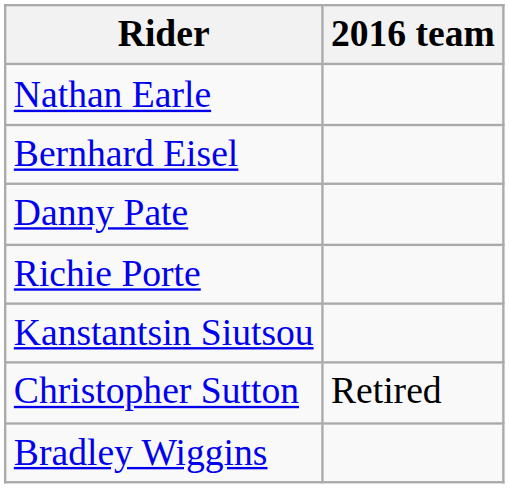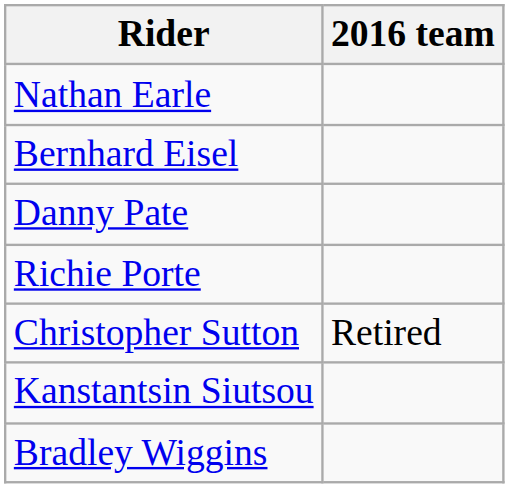rows swapped: (164, 332) <-> (156, 392)
